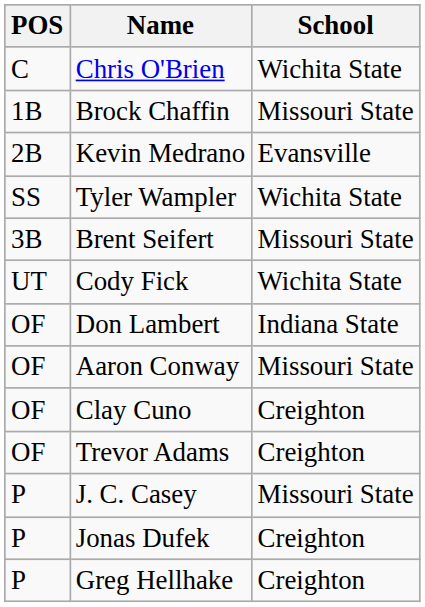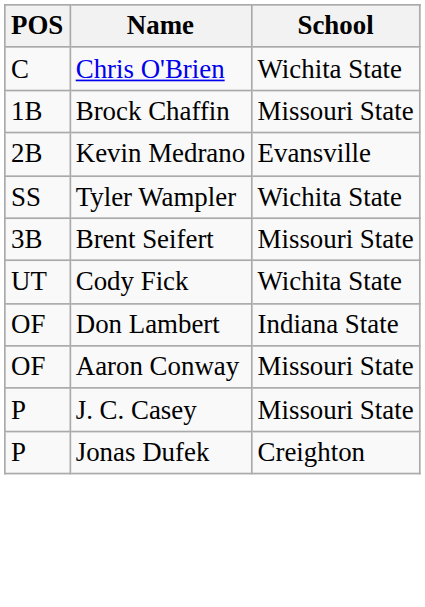- row: (134, 409)
- row: (153, 452)
- row: (154, 580)
